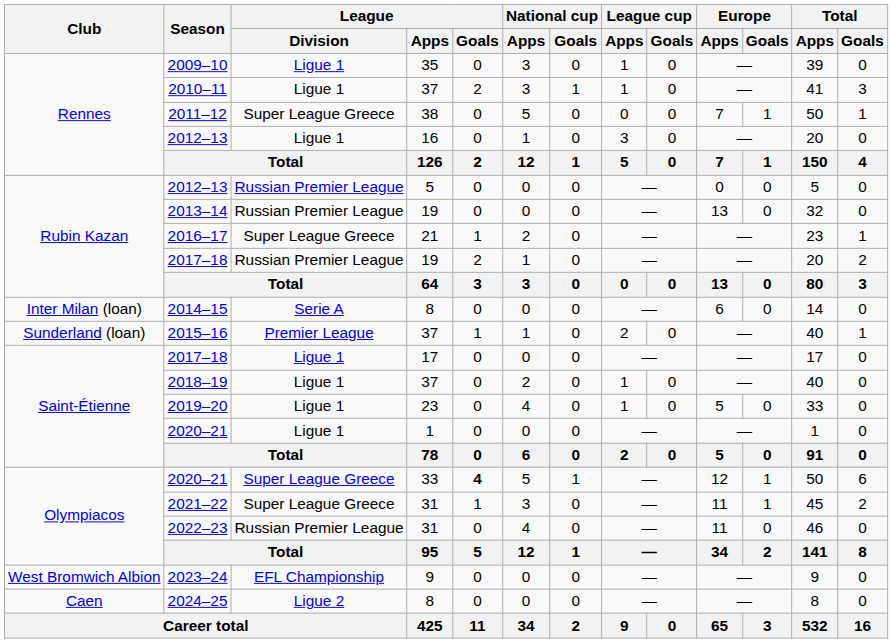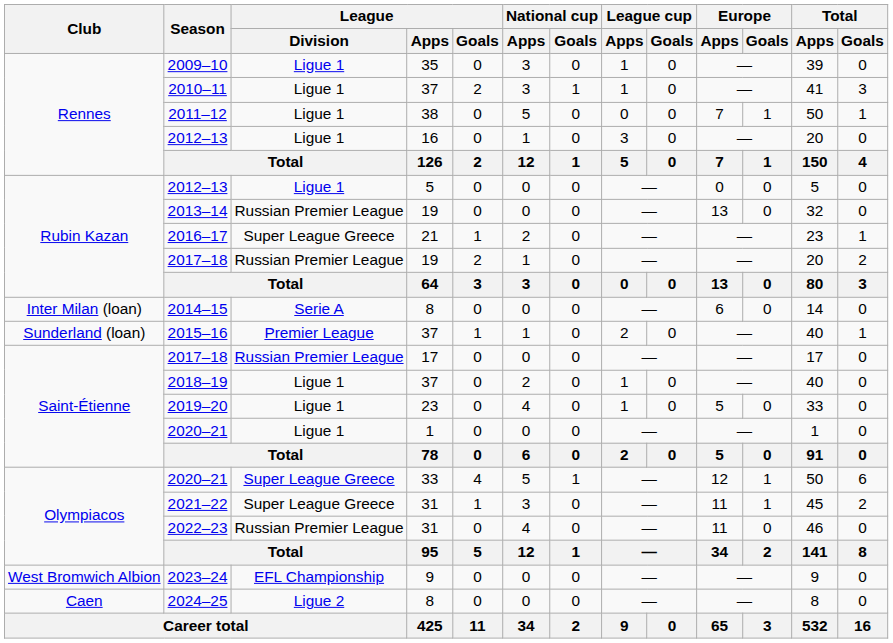(319, 114) Super League Greece -> (319, 114) Ligue 1
(319, 187) Russian Premier League -> (319, 187) Ligue 1
(319, 357) Ligue 1 -> (319, 357) Russian Premier League
(477, 479) bold -> (477, 479) normal
